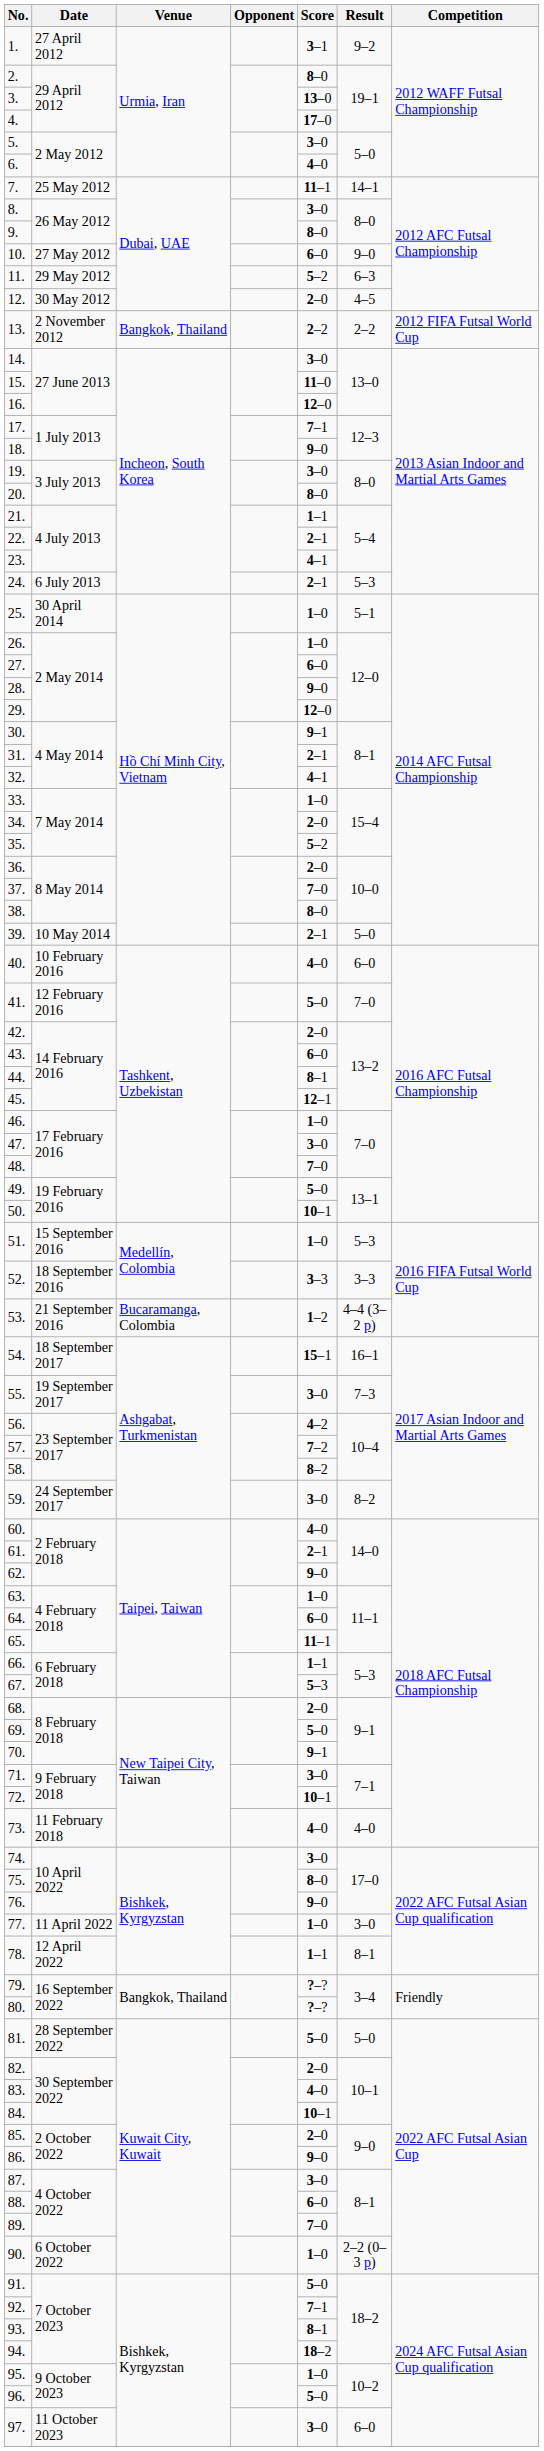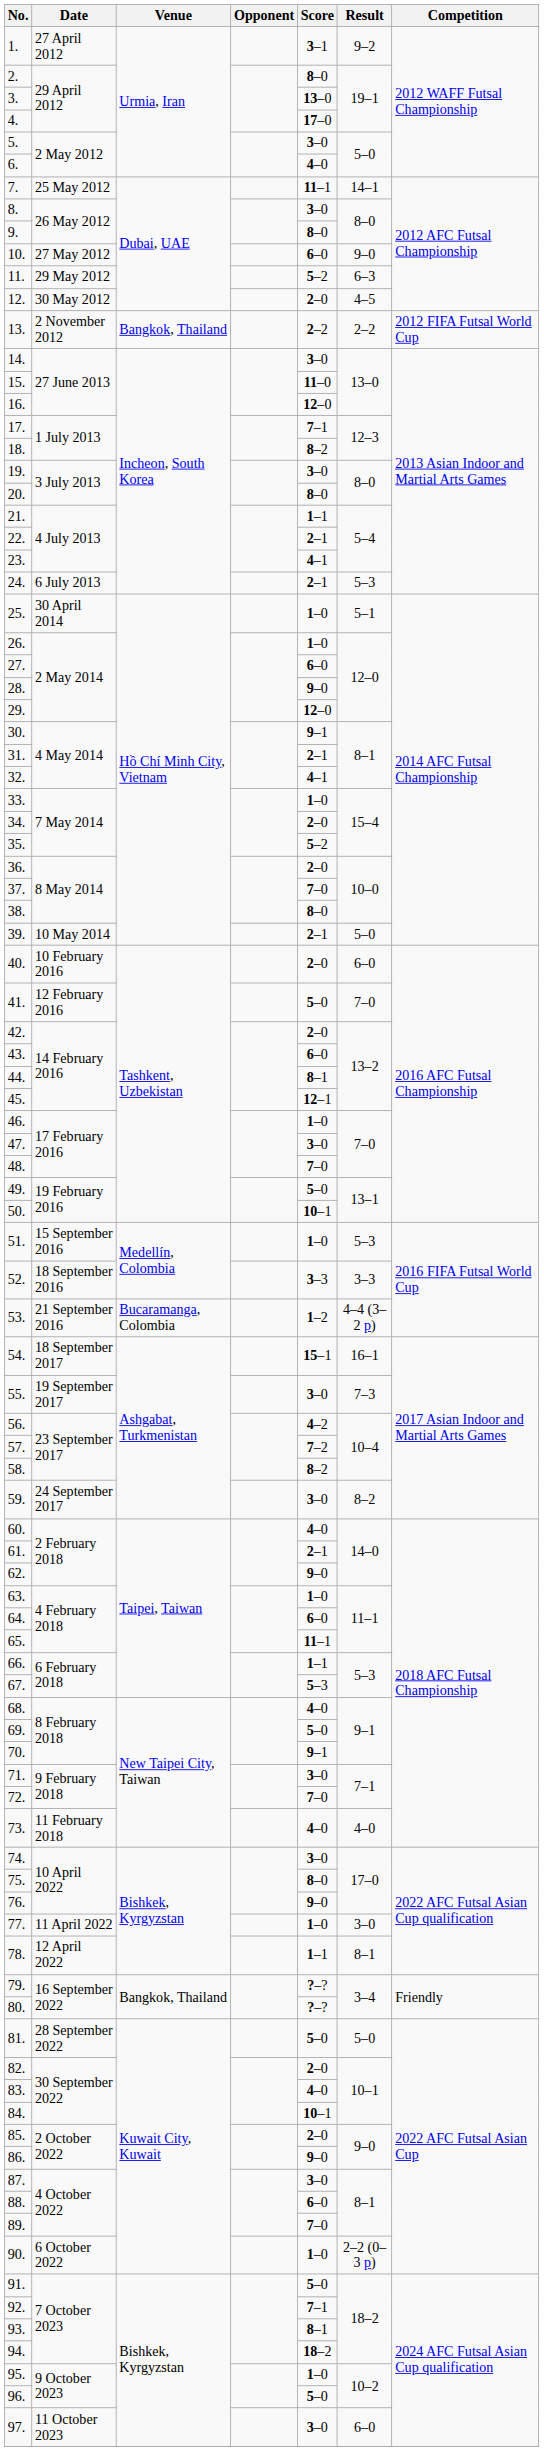(317, 449) 9–0 -> (317, 449) 8–2
(317, 964) 4–0 -> (317, 964) 2–0
(317, 1708) 2–0 -> (317, 1708) 4–0
(317, 1797) 10–1 -> (317, 1797) 7–0
